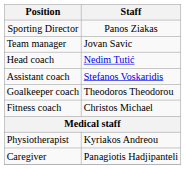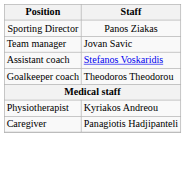- row: (30, 60)
- row: (34, 108)
